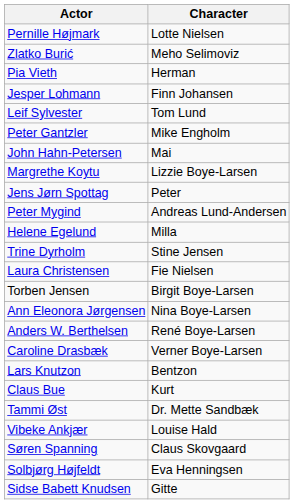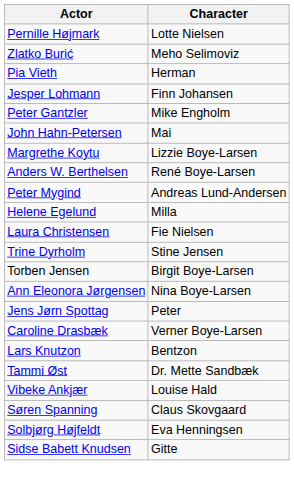- row: (45, 113)
rows swapped: (68, 331) <-> (58, 192)
rows swapped: (46, 251) <-> (58, 271)
- row: (36, 390)
